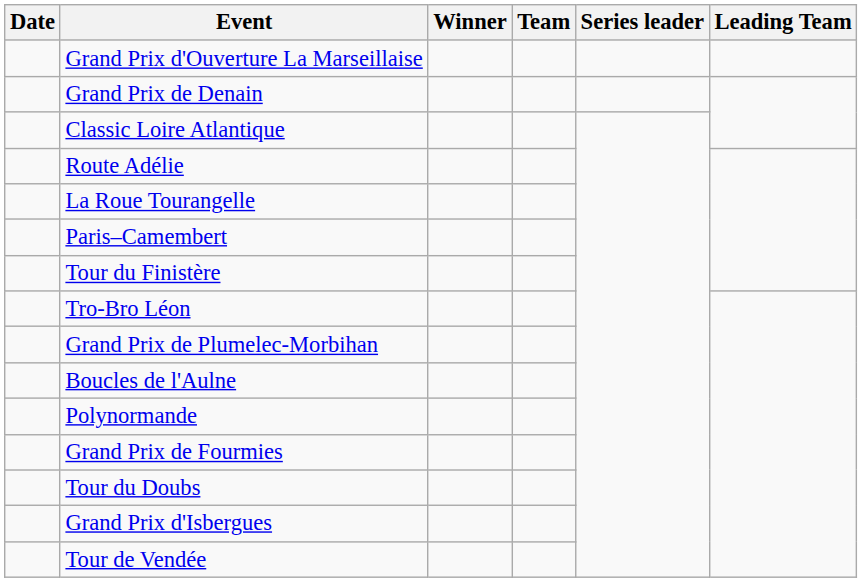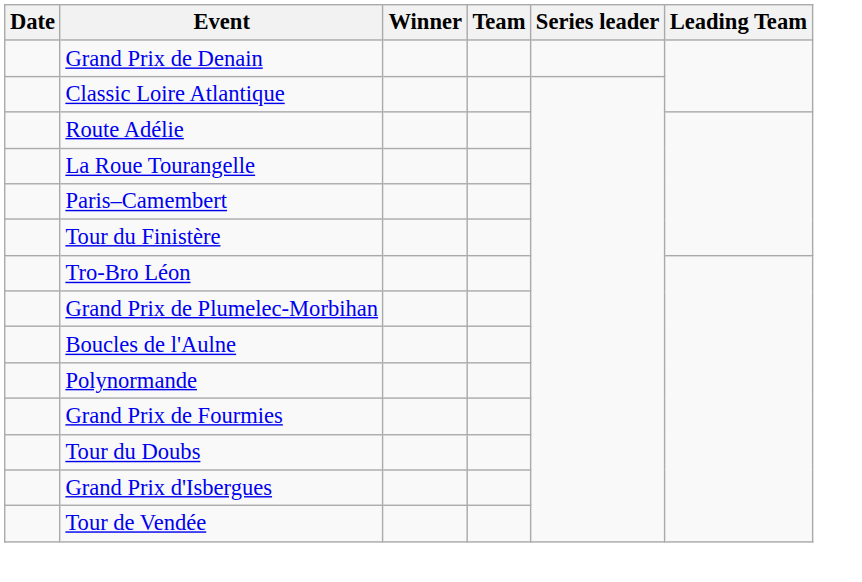- row: (244, 58)
